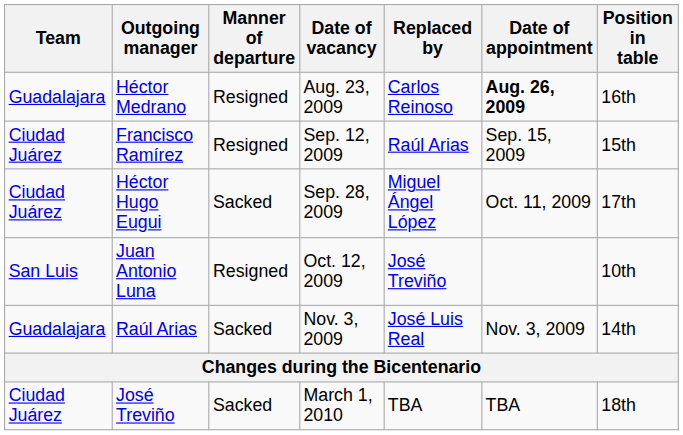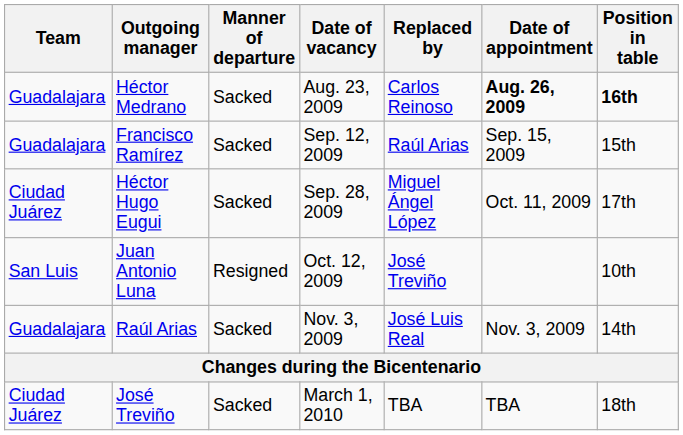(250, 96) Resigned -> (243, 96) Sacked
(619, 96) normal -> (620, 96) bold
(37, 144) Ciudad Juárez -> (57, 144) Guadalajara
(250, 144) Resigned -> (243, 144) Sacked
